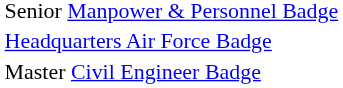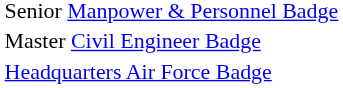rows swapped: (133, 71) <-> (138, 41)
